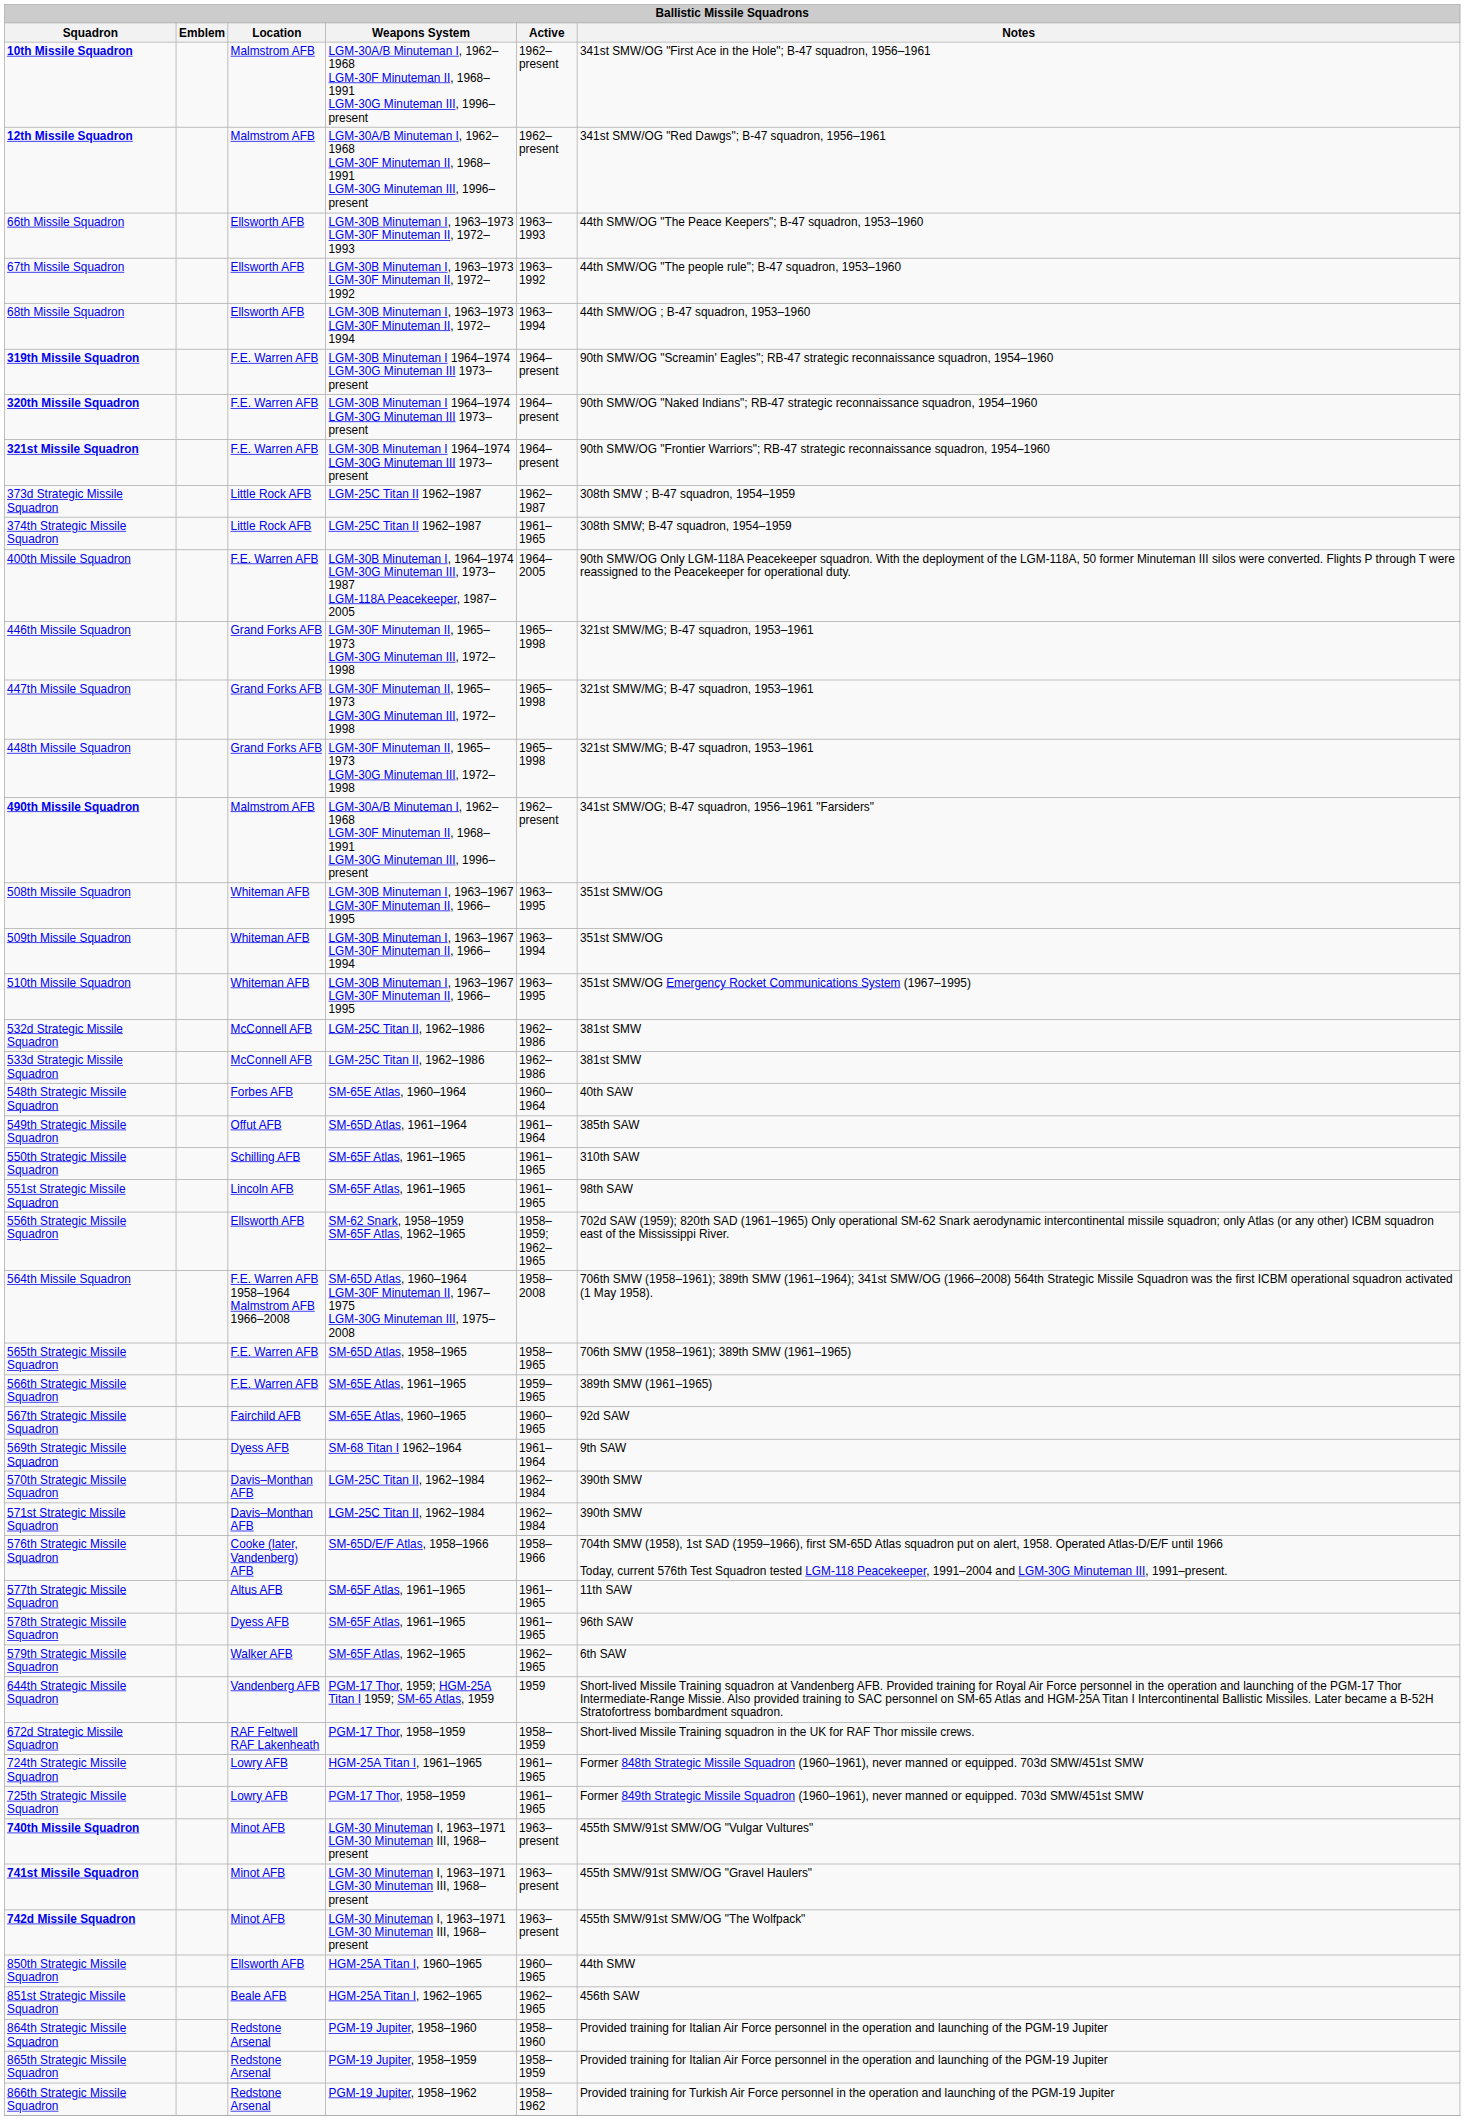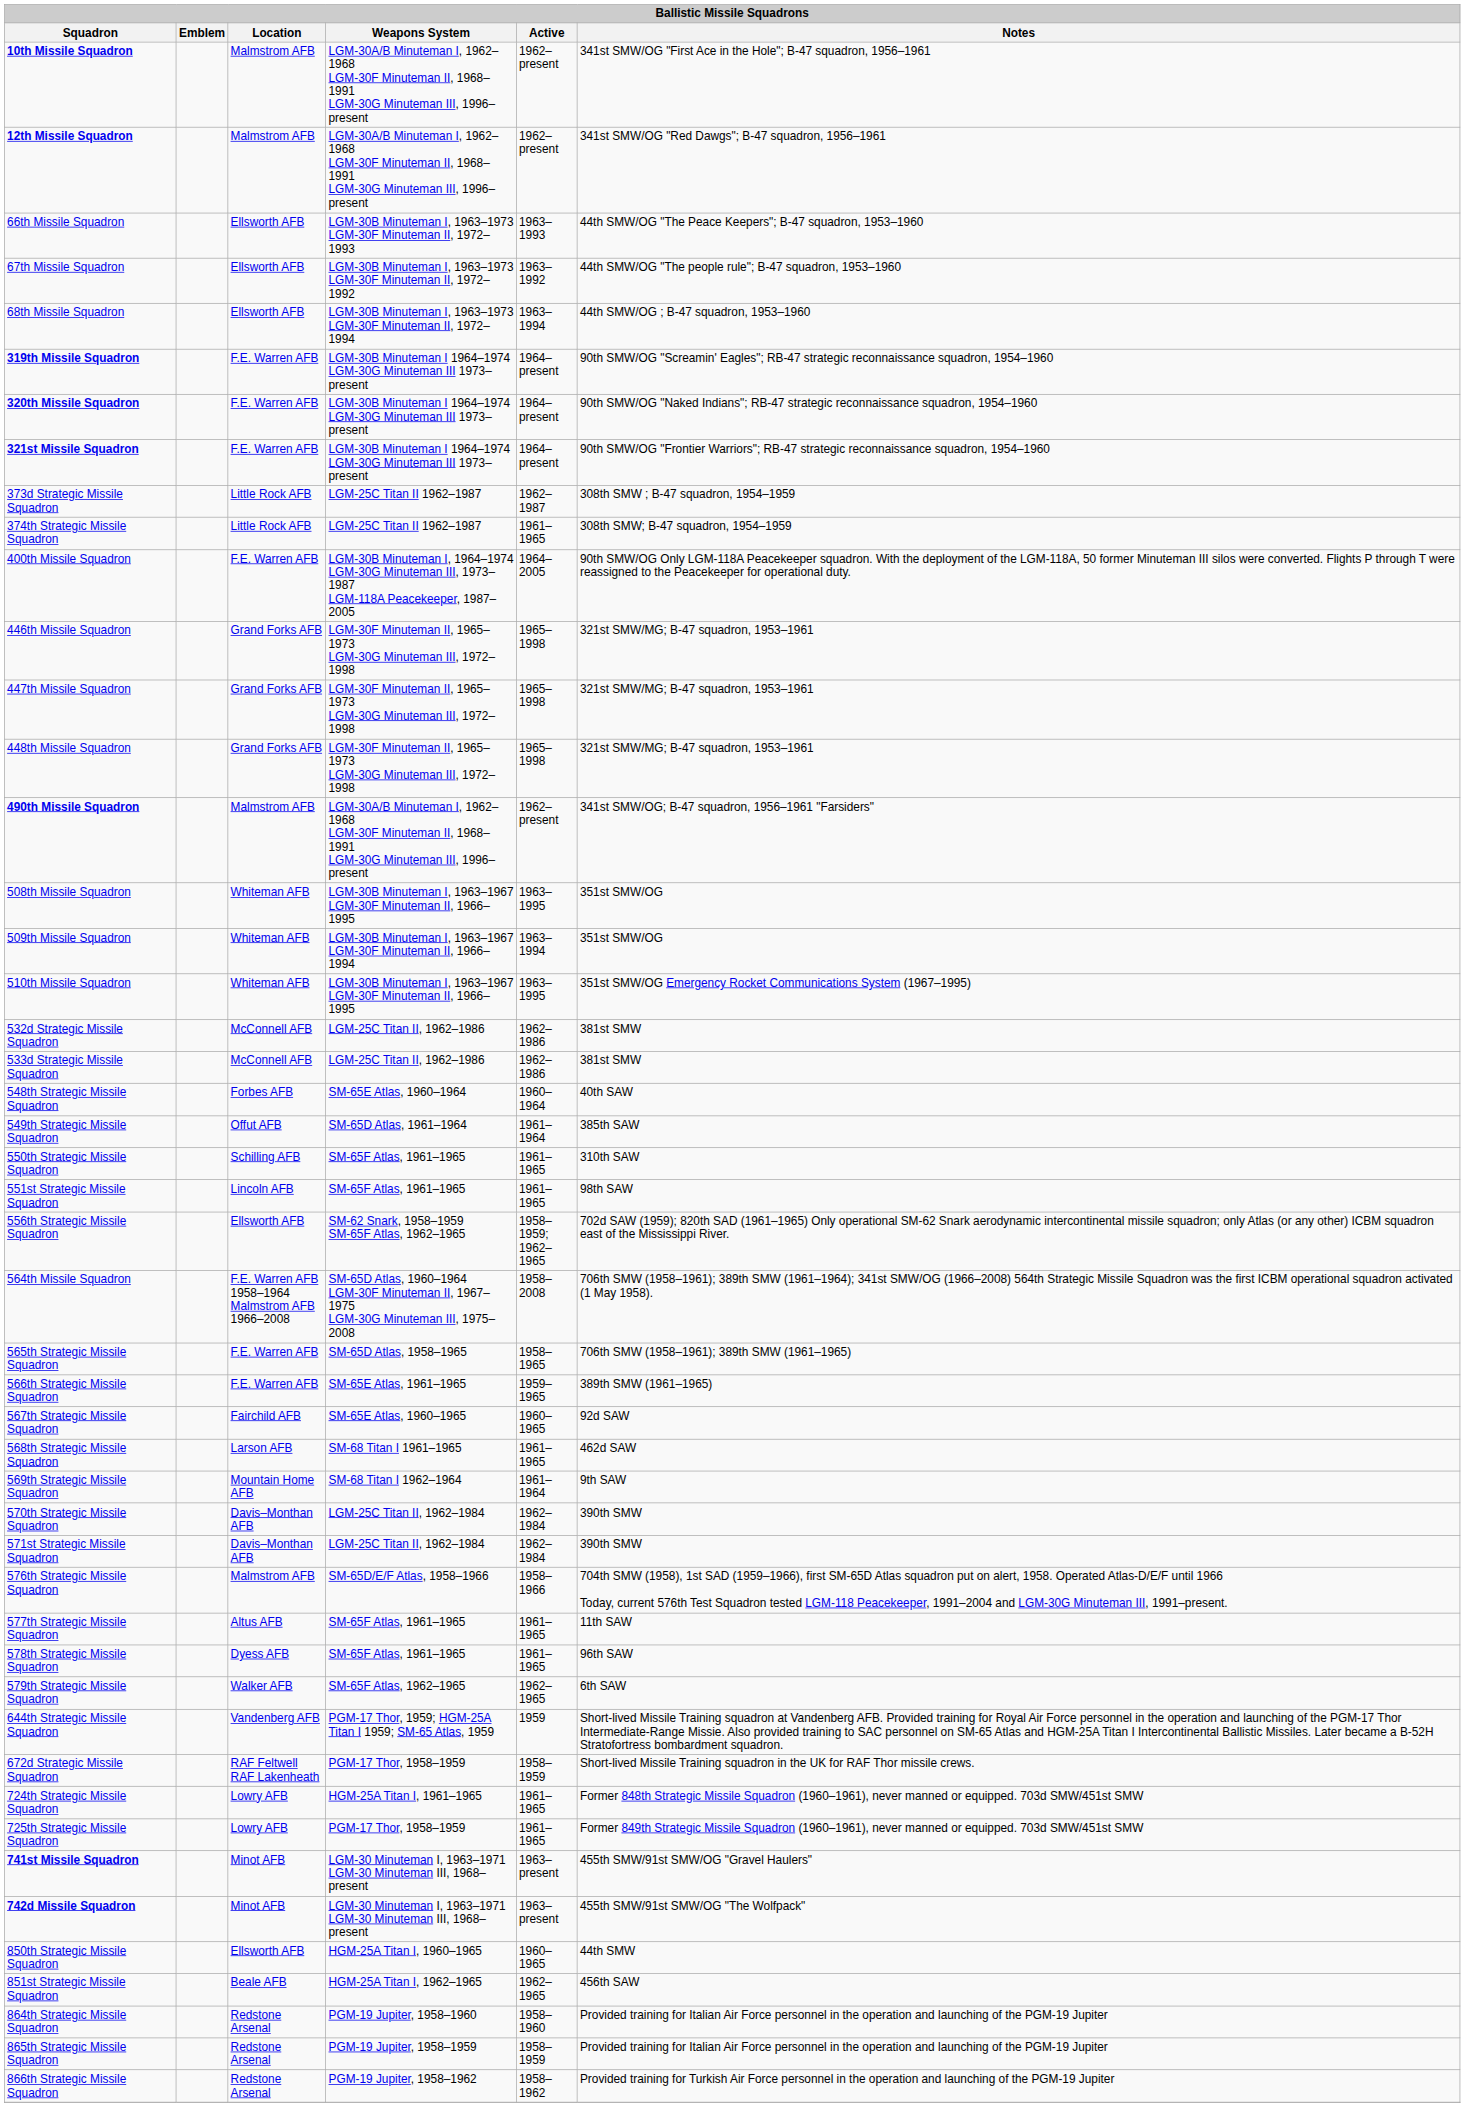+ row: (67, 1455)
(260, 1448) Dyess AFB -> (272, 1487) Mountain Home AFB
(264, 1558) Cooke (later, Vandenberg) AFB -> (273, 1576) Malmstrom AFB
- row: (73, 1828)
